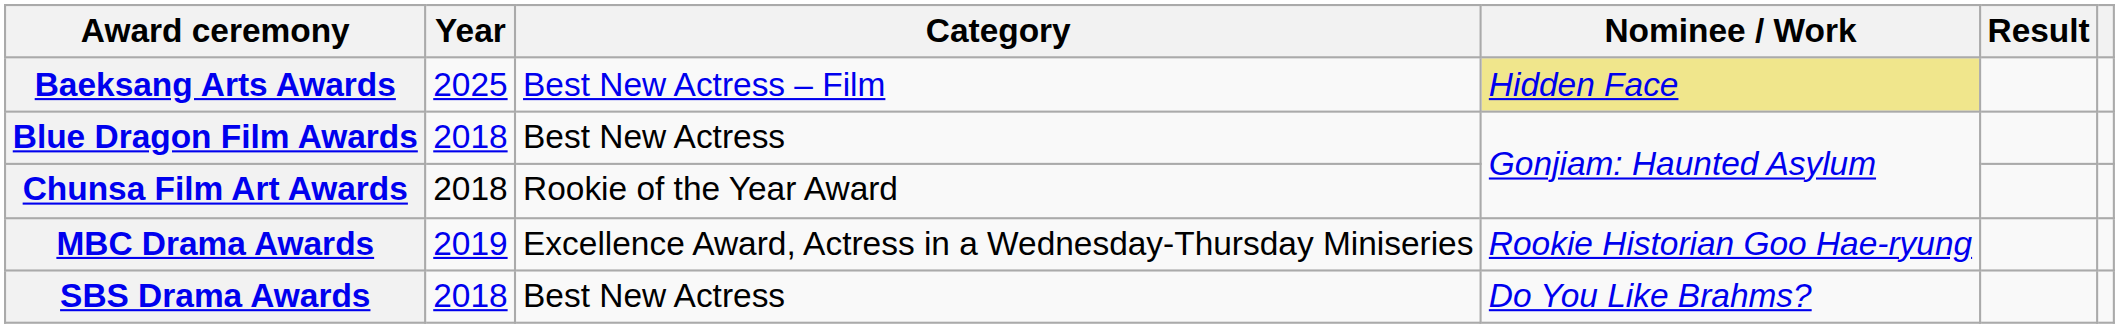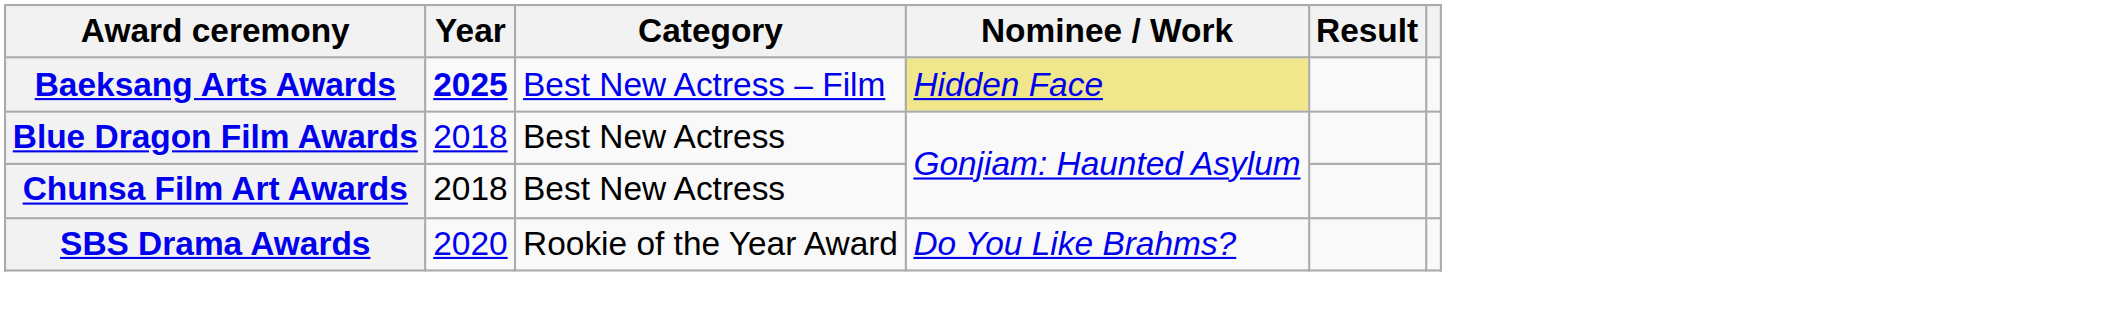(470, 84) normal -> (470, 84) bold
(711, 190) Rookie of the Year Award -> (654, 190) Best New Actress
- row: (215, 243)
(470, 296) 2018 -> (470, 243) 2020
(654, 296) Best New Actress -> (711, 243) Rookie of the Year Award
